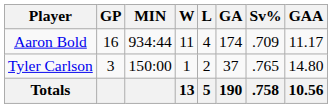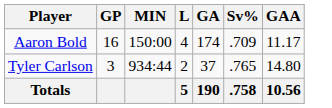- column: (187, 16)
(150, 41) 934:44 -> (150, 41) 150:00
(150, 66) 150:00 -> (150, 66) 934:44
